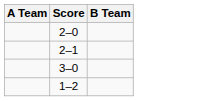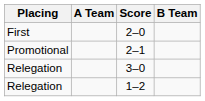+ column: (38, 13)
